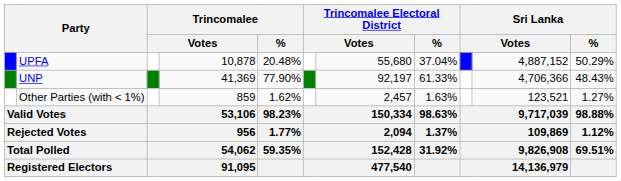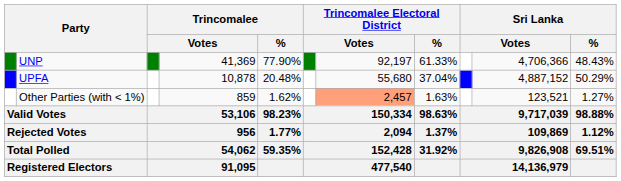rows swapped: (31, 79) <-> (34, 61)
(398, 97) no background -> (398, 97) lightsalmon background
